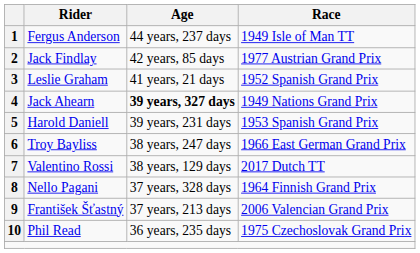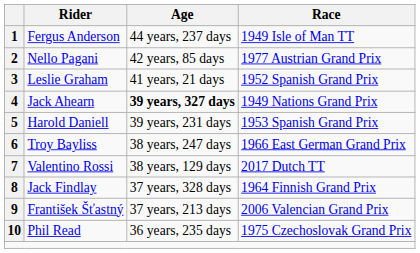(62, 58) Jack Findlay -> (63, 58) Nello Pagani
(63, 187) Nello Pagani -> (62, 187) Jack Findlay
